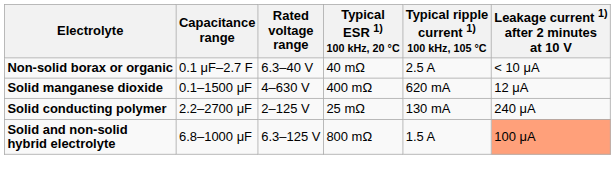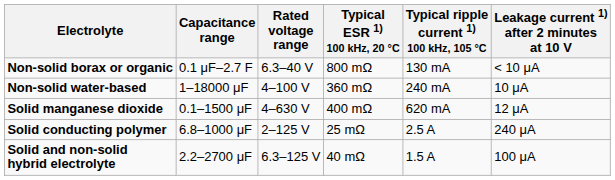(346, 67) 40 mΩ -> (349, 67) 800 mΩ
(420, 67) 2.5 A -> (428, 67) 130 mA
+ row: (77, 88)
(216, 109) 2.2–2700 μF -> (216, 129) 6.8–1000 μF
(428, 109) 130 mA -> (420, 129) 2.5 A
(216, 136) 6.8–1000 μF -> (216, 157) 2.2–2700 μF
(349, 136) 800 mΩ -> (346, 157) 40 mΩ
(515, 136) lightsalmon background -> (515, 157) no background
